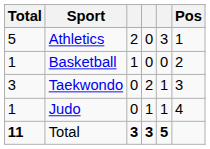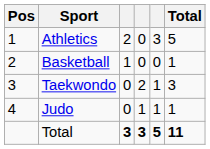columns swapped: (188, 16) <-> (25, 16)
